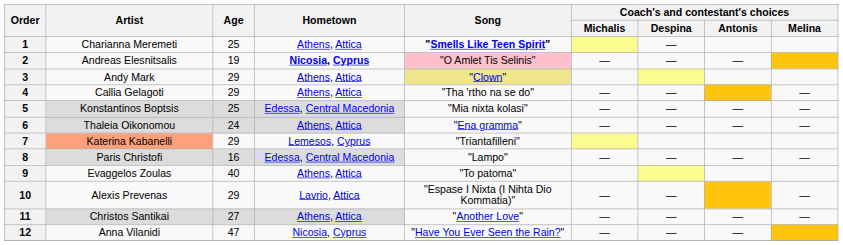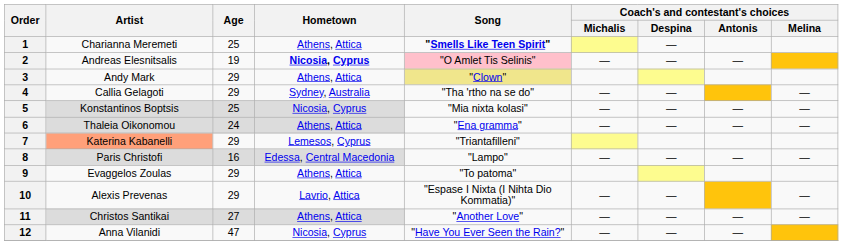(329, 93) Athens, Attica -> (329, 93) Sydney, Australia
(329, 109) Edessa, Central Macedonia -> (329, 109) Nicosia, Cyprus
(234, 173) 40 -> (234, 173) 29
